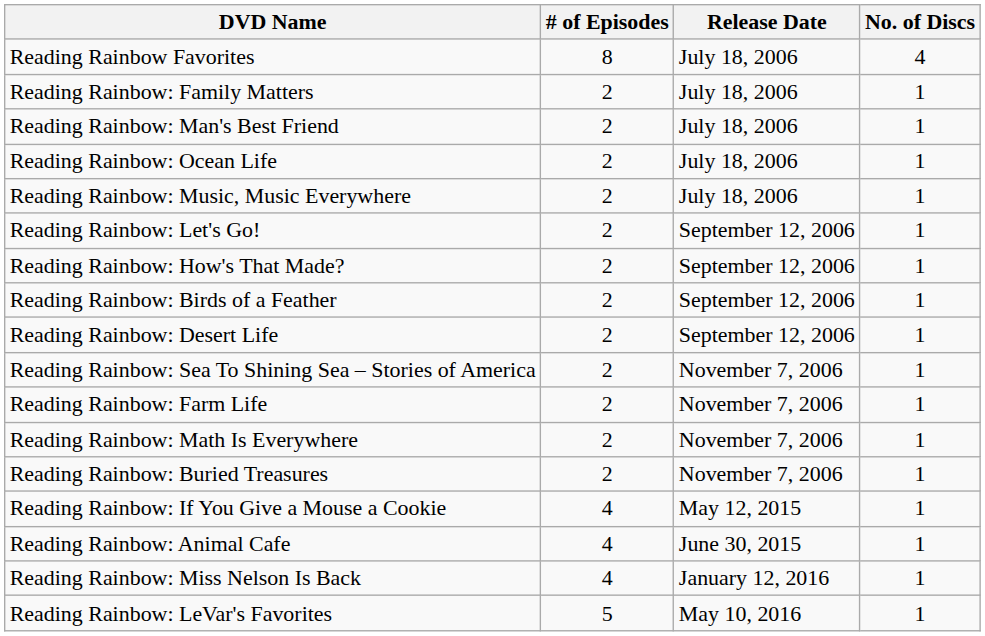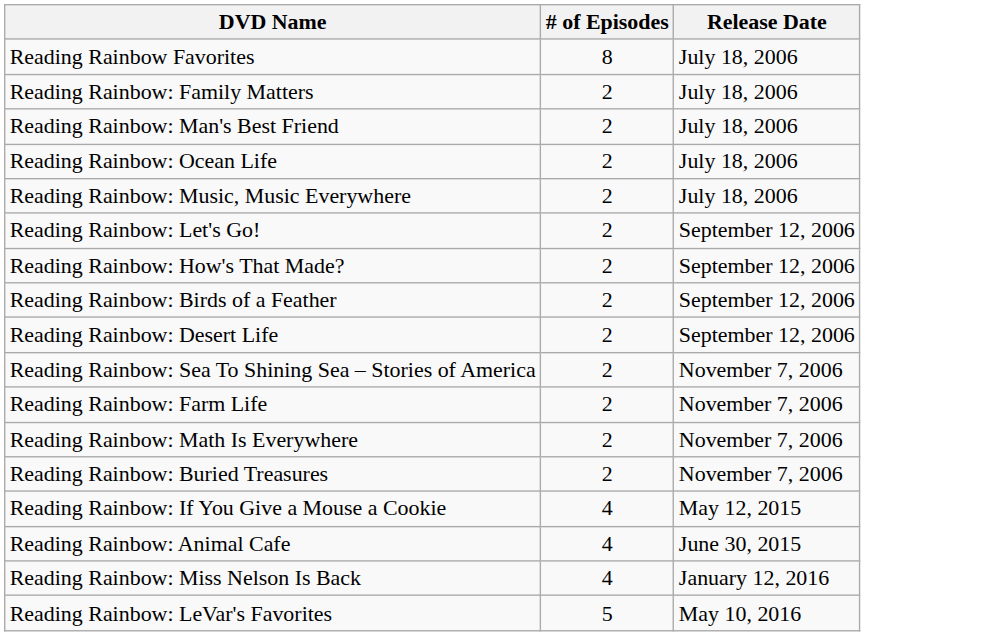- column: (920, 21)
